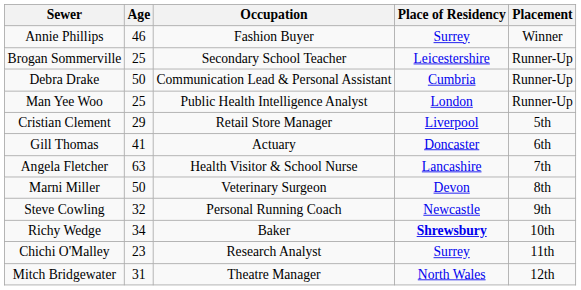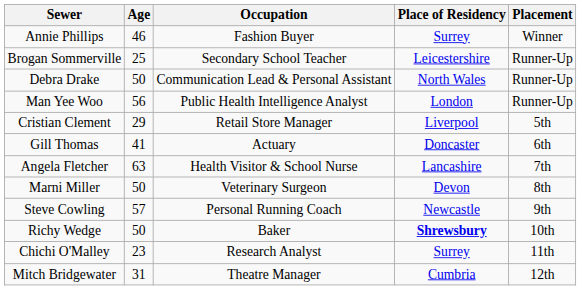(452, 79) Cumbria -> (452, 79) North Wales
(139, 101) 25 -> (139, 101) 56
(139, 209) 32 -> (139, 209) 57
(139, 230) 34 -> (139, 230) 50
(452, 274) North Wales -> (452, 274) Cumbria
